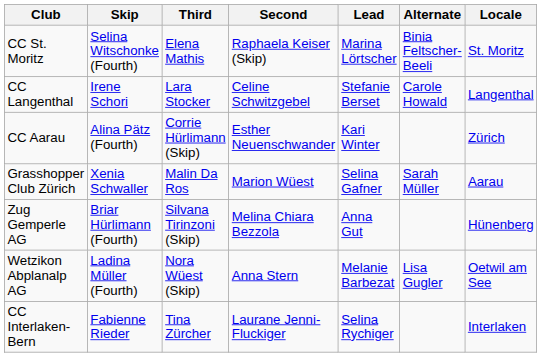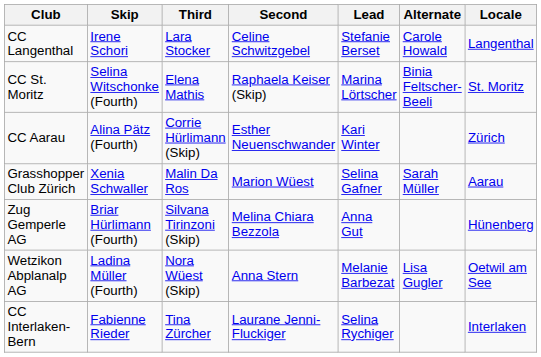rows swapped: (27, 51) <-> (40, 94)
